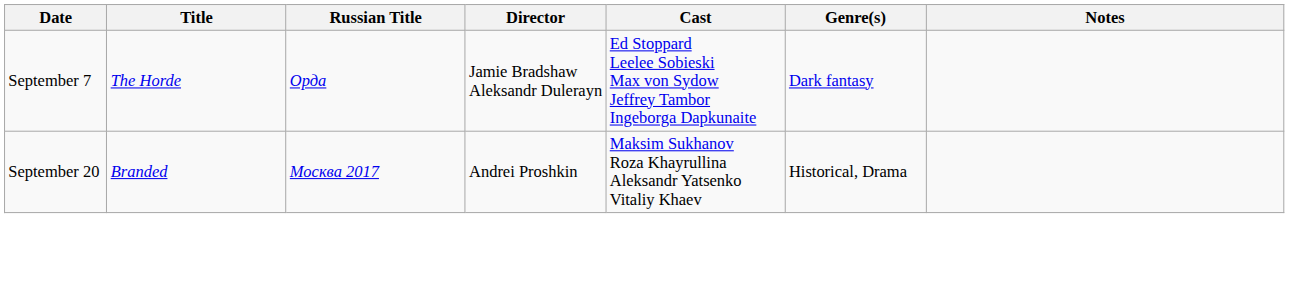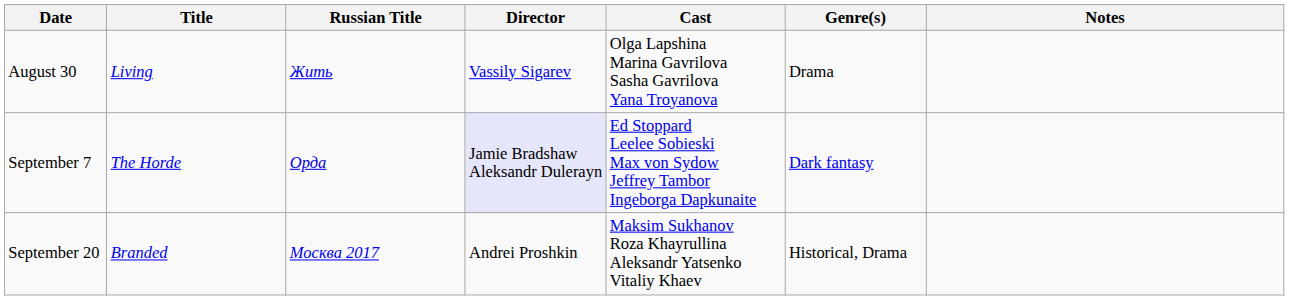+ row: (42, 71)
(536, 80) no background -> (536, 162) lavender background
